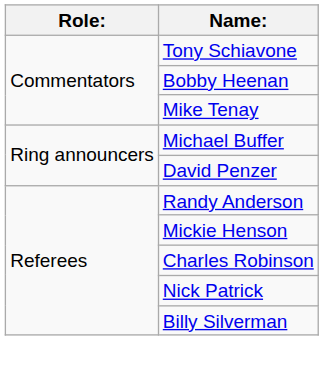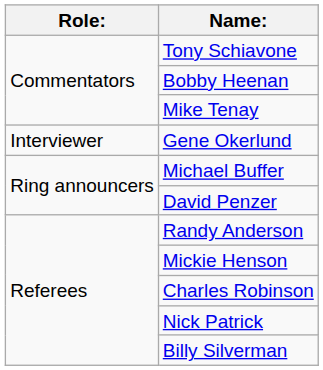+ row: (227, 140)
